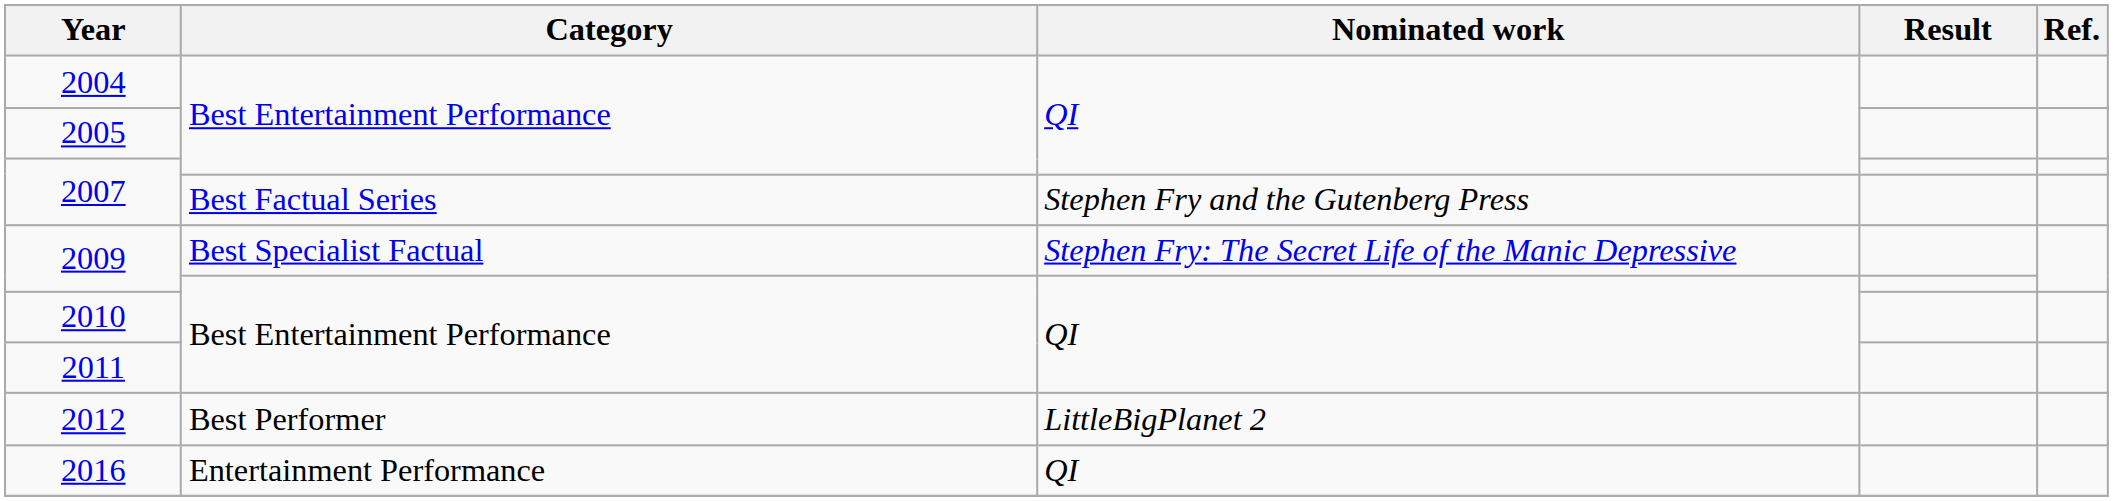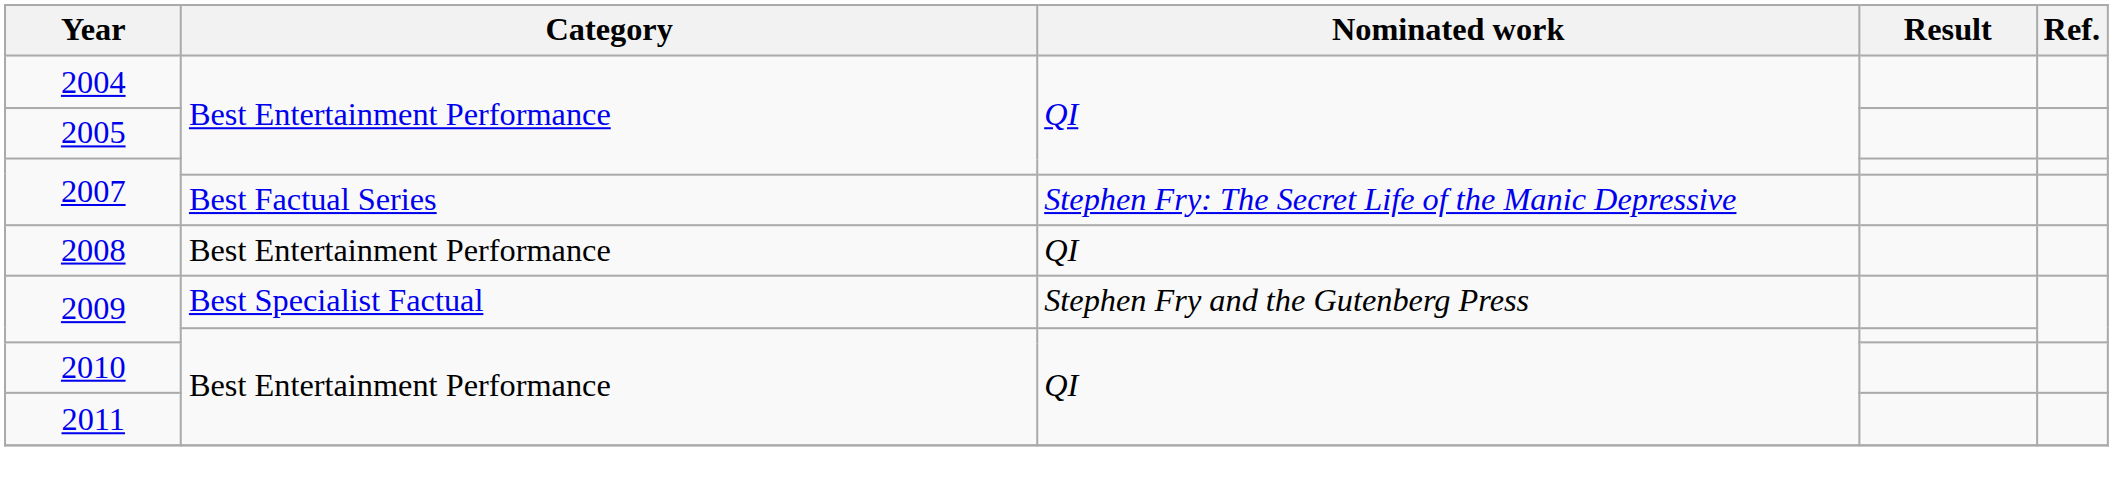(1287, 198) Stephen Fry and the Gutenberg Press -> (1390, 198) Stephen Fry: The Secret Life of the Manic Depressive
+ row: (93, 250)
(1390, 250) Stephen Fry: The Secret Life of the Manic Depressive -> (1287, 301) Stephen Fry and the Gutenberg Press
- row: (93, 418)
- row: (93, 469)
